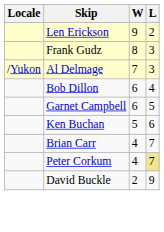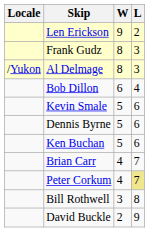(135, 69) 7 -> (120, 69) 8
- row: (86, 106)
+ row: (77, 106)
+ row: (78, 124)
+ row: (78, 198)
